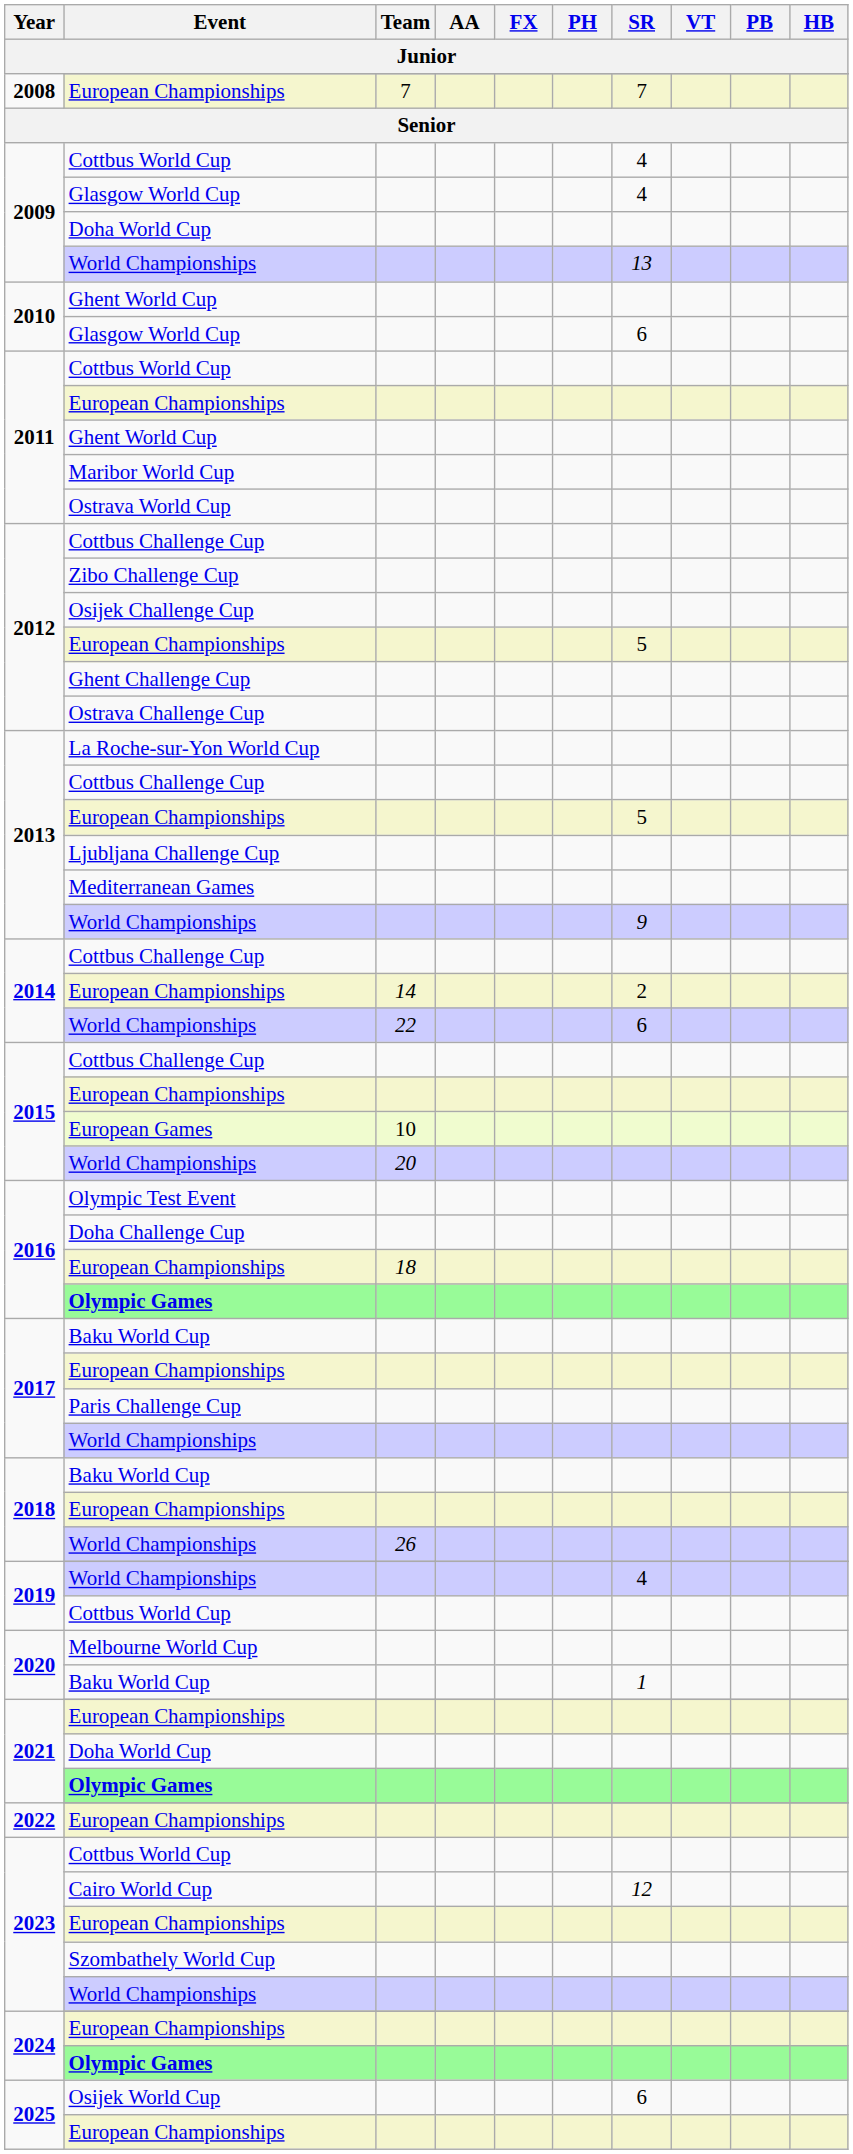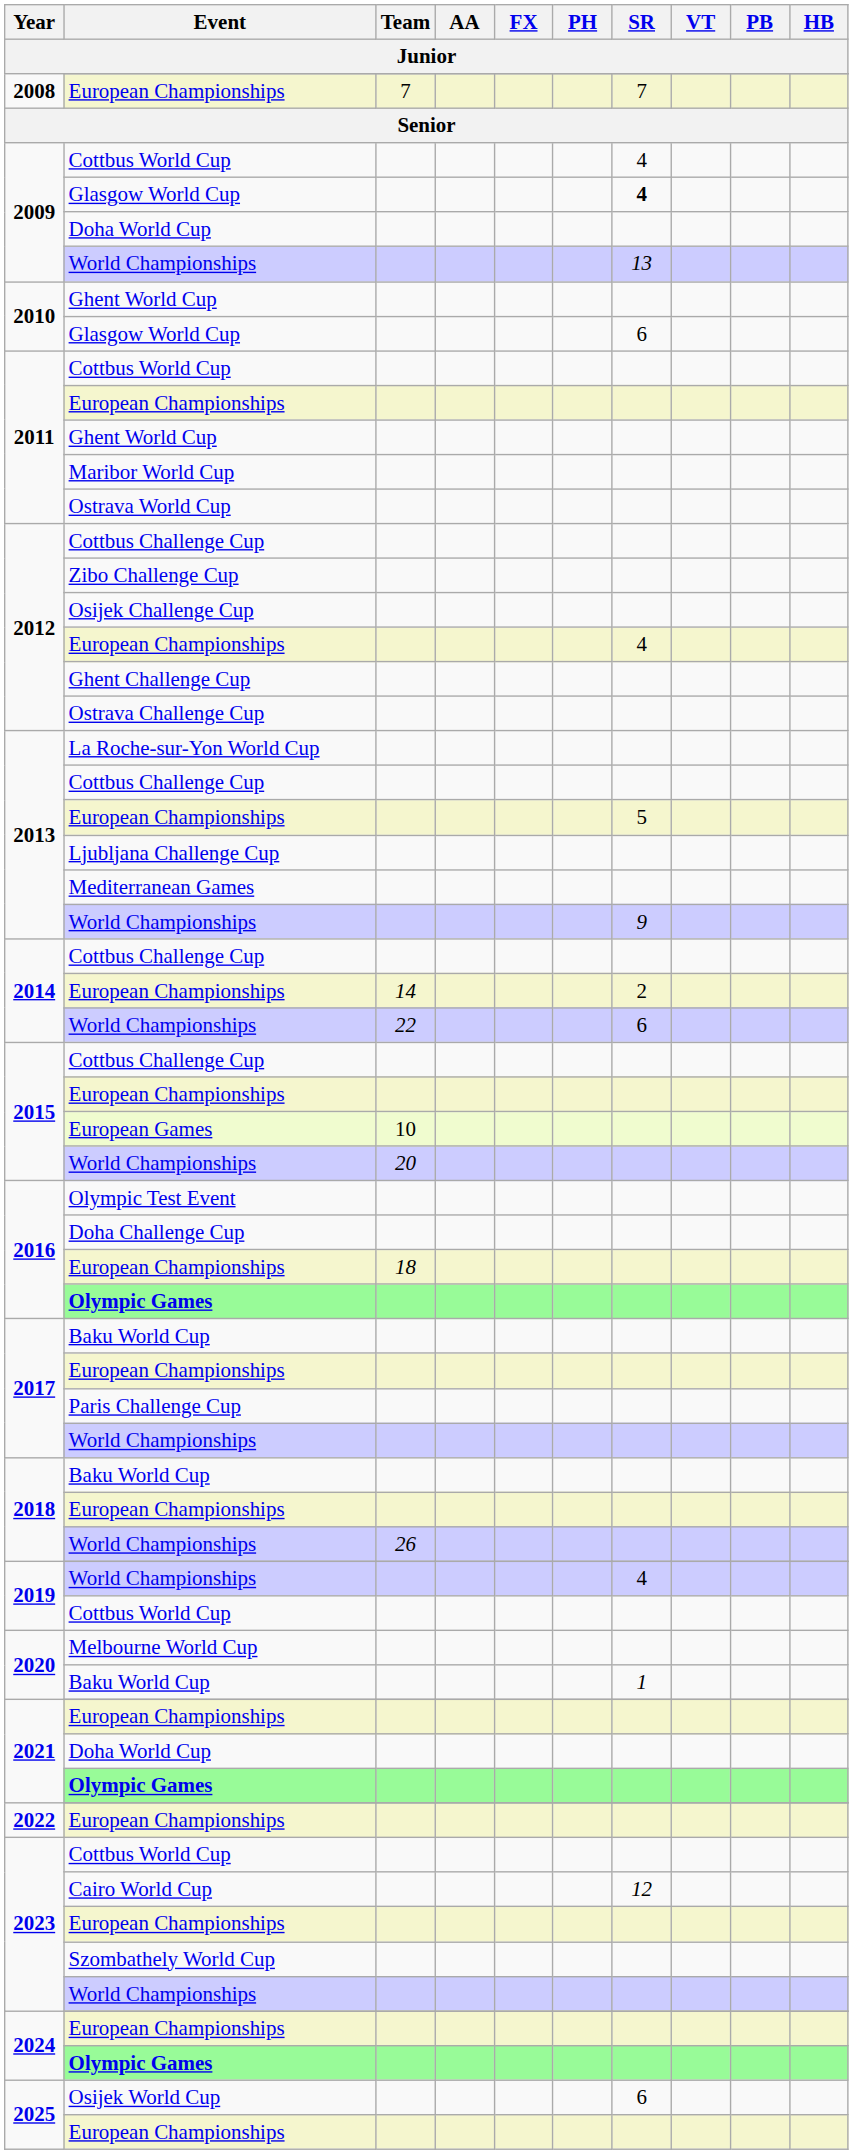(642, 194) normal -> (642, 194) bold
(642, 644) 5 -> (642, 644) 4
